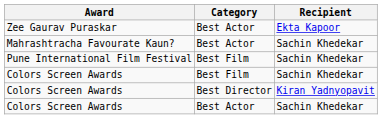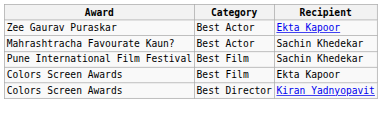(320, 75) Sachin Khedekar -> (308, 75) Ekta Kapoor
- row: (65, 106)
